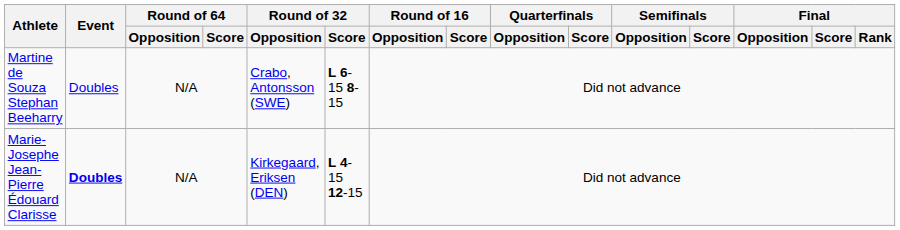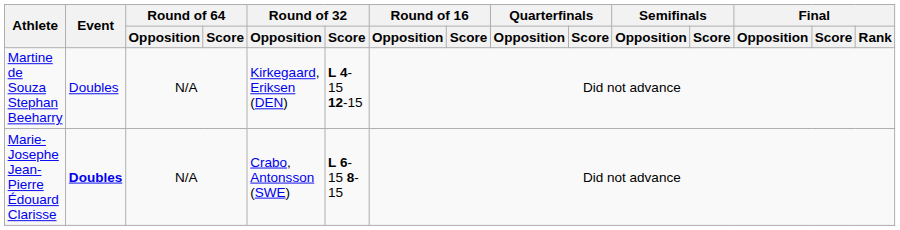(282, 88) Crabo, Antonsson (SWE) -> (285, 88) Kirkegaard, Eriksen (DEN)
(343, 88) L 6-15 8-15 -> (345, 88) L 4-15 12-15
(285, 177) Kirkegaard, Eriksen (DEN) -> (282, 177) Crabo, Antonsson (SWE)
(345, 177) L 4-15 12-15 -> (343, 177) L 6-15 8-15
